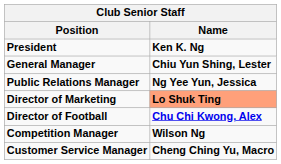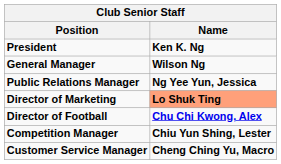(212, 64) Chiu Yun Shing, Lester -> (179, 64) Wilson Ng
(179, 133) Wilson Ng -> (212, 133) Chiu Yun Shing, Lester
